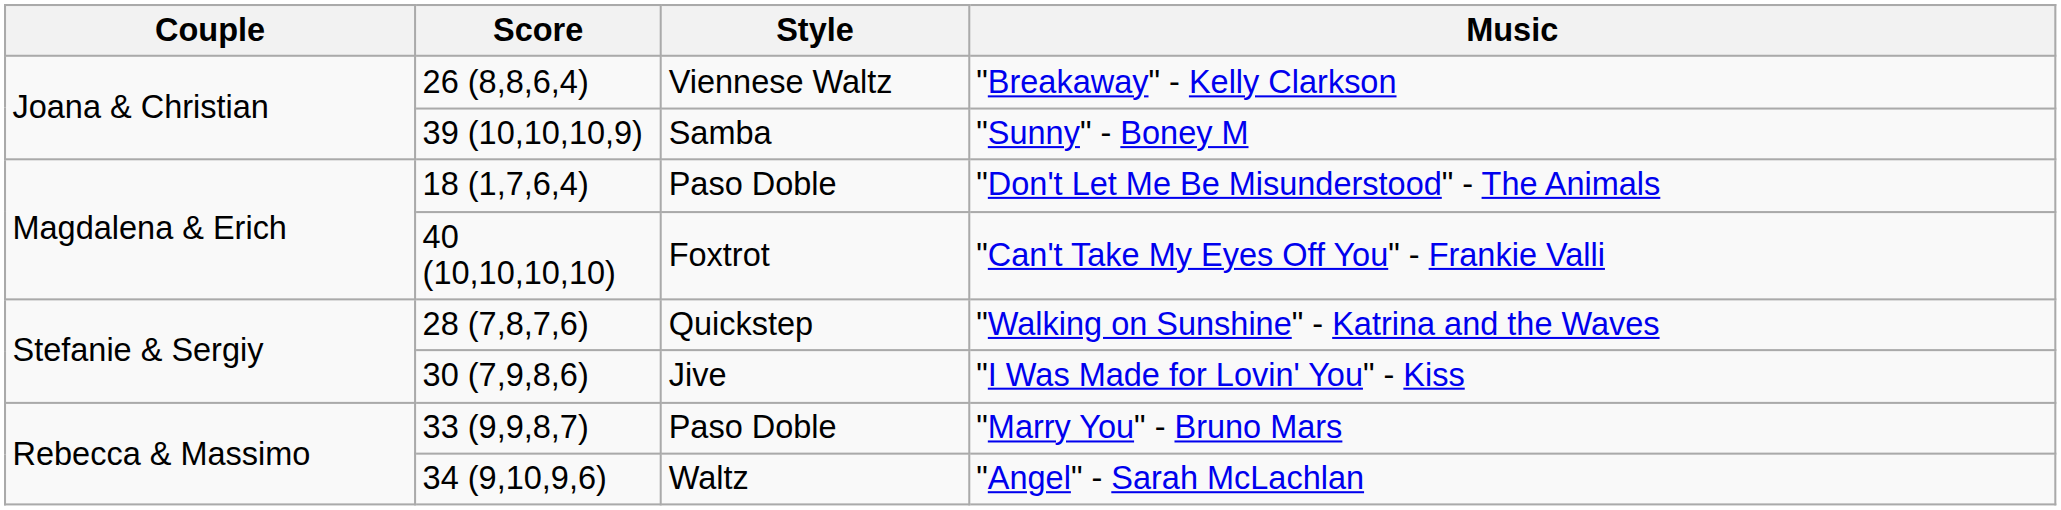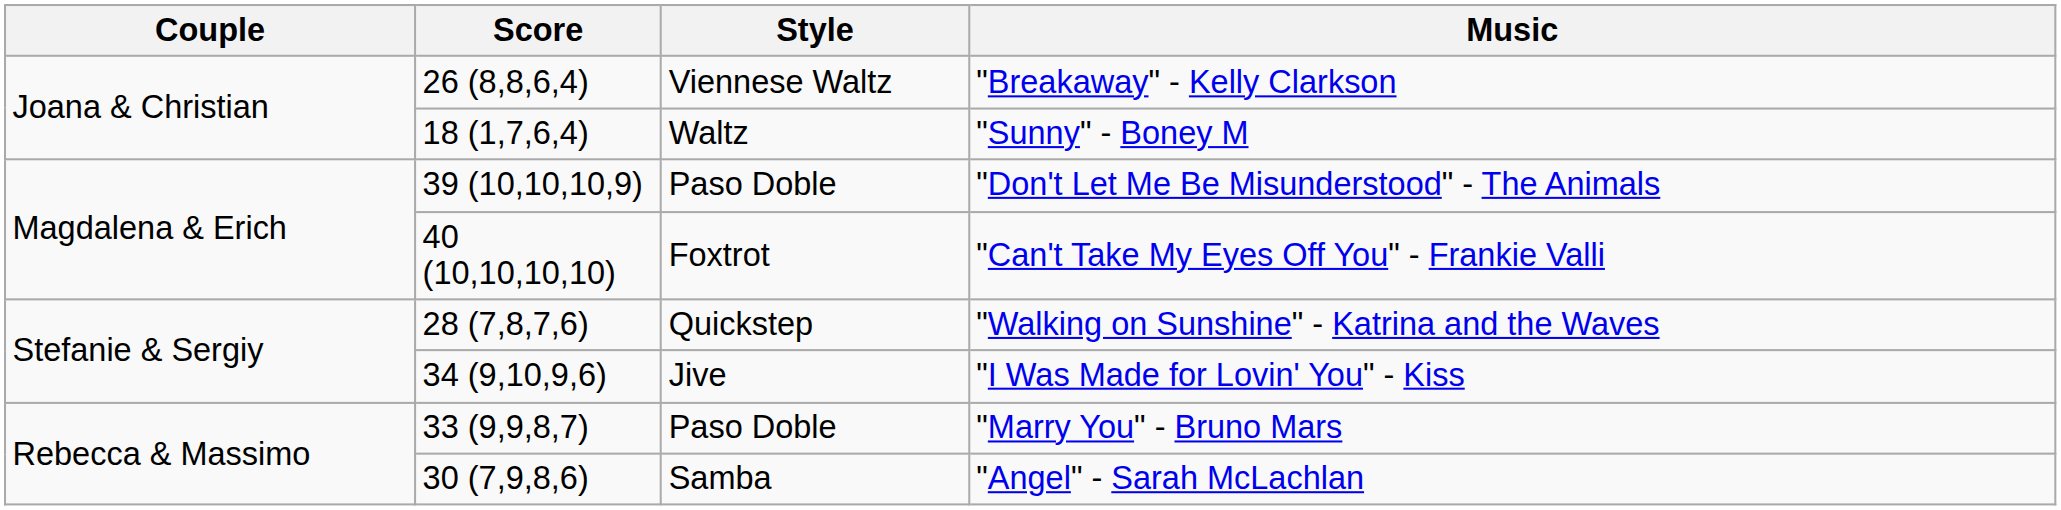(533, 133) 39 (10,10,10,9) -> (506, 133) 18 (1,7,6,4)
(720, 133) Samba -> (709, 133) Waltz
(506, 184) 18 (1,7,6,4) -> (533, 184) 39 (10,10,10,9)
(506, 375) 30 (7,9,8,6) -> (515, 375) 34 (9,10,9,6)
(515, 478) 34 (9,10,9,6) -> (506, 478) 30 (7,9,8,6)
(709, 478) Waltz -> (720, 478) Samba
